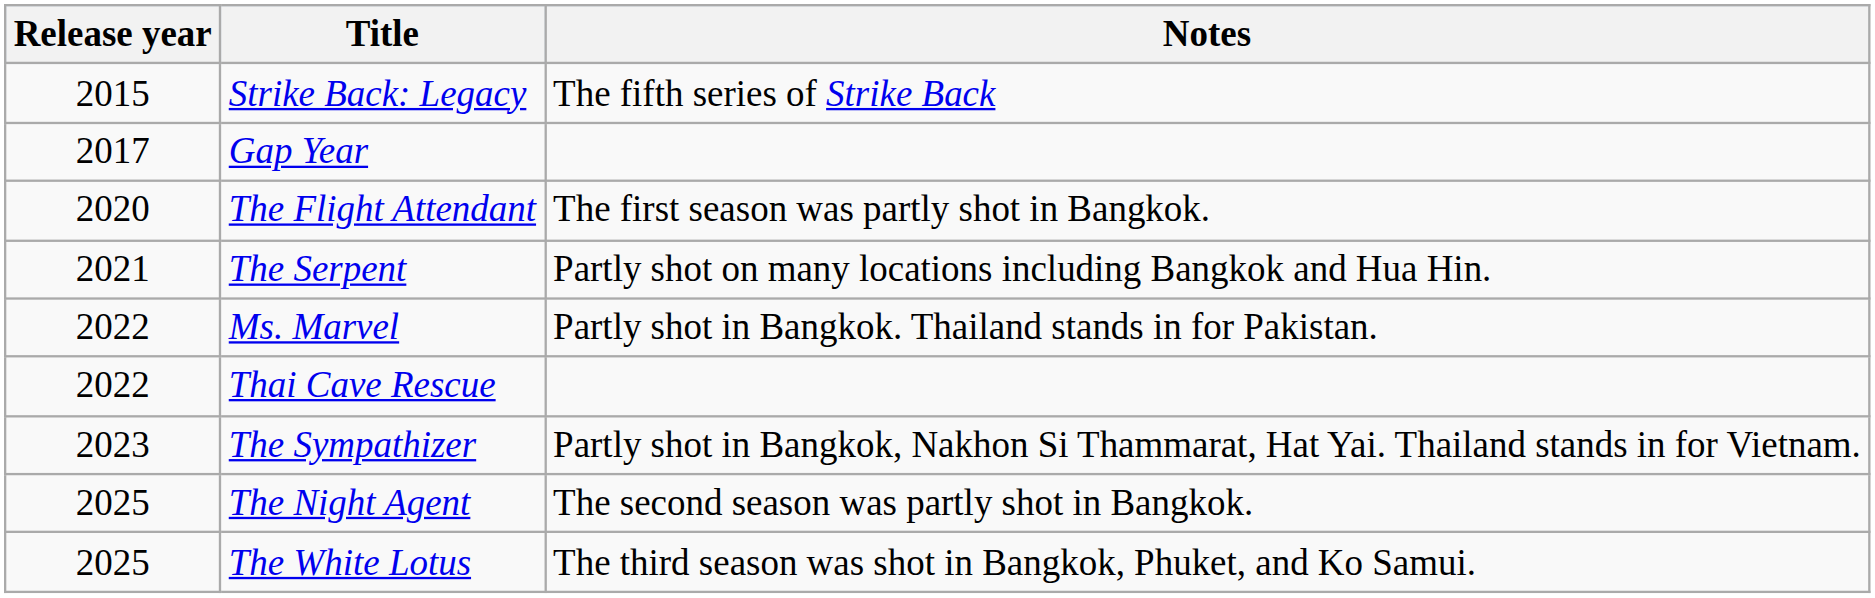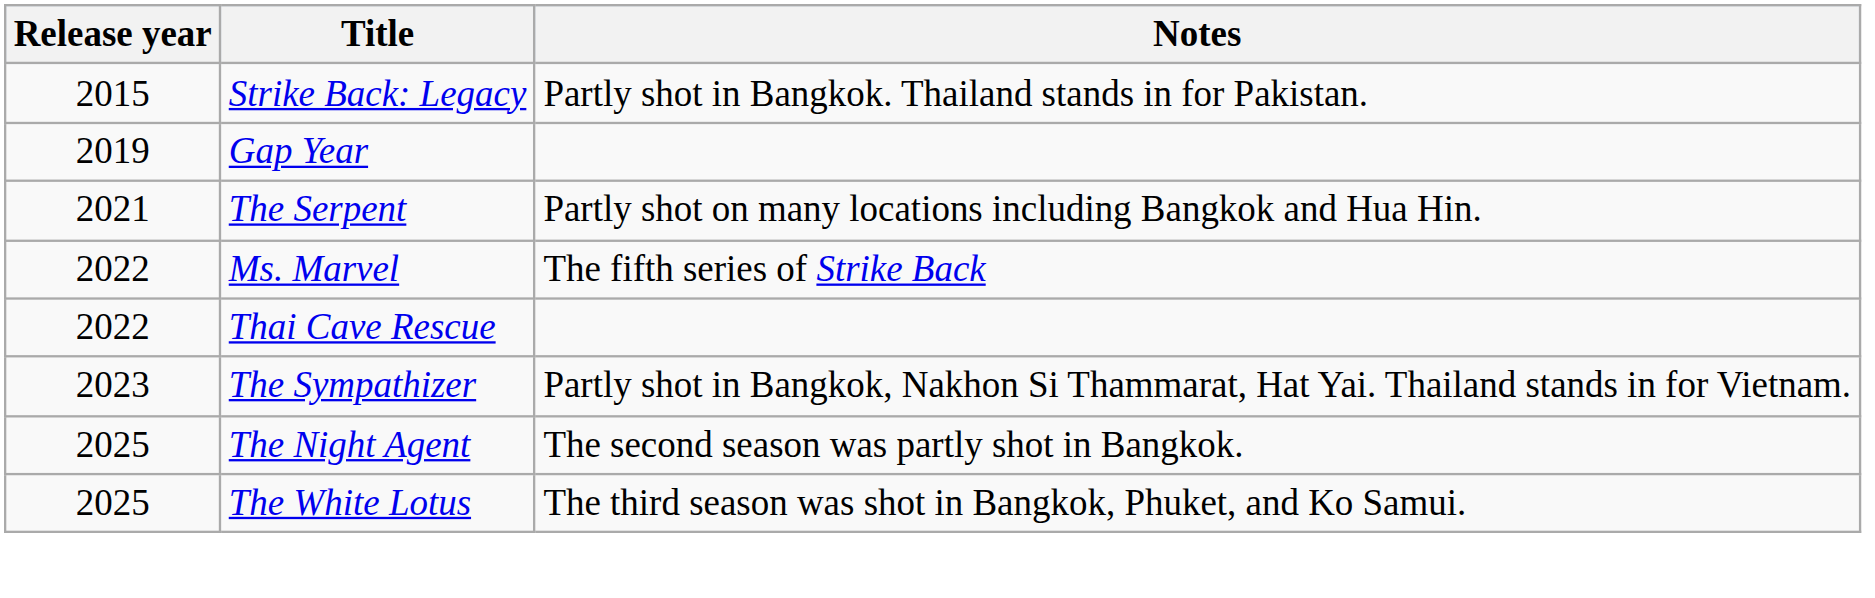(774, 92) The fifth series of Strike Back -> (956, 92) Partly shot in Bangkok. Thailand stands in for Pakistan.
(113, 151) 2017 -> (113, 151) 2019
- row: (382, 209)
(965, 326) Partly shot in Bangkok. Thailand stands in for Pakistan. -> (765, 268) The fifth series of Strike Back
